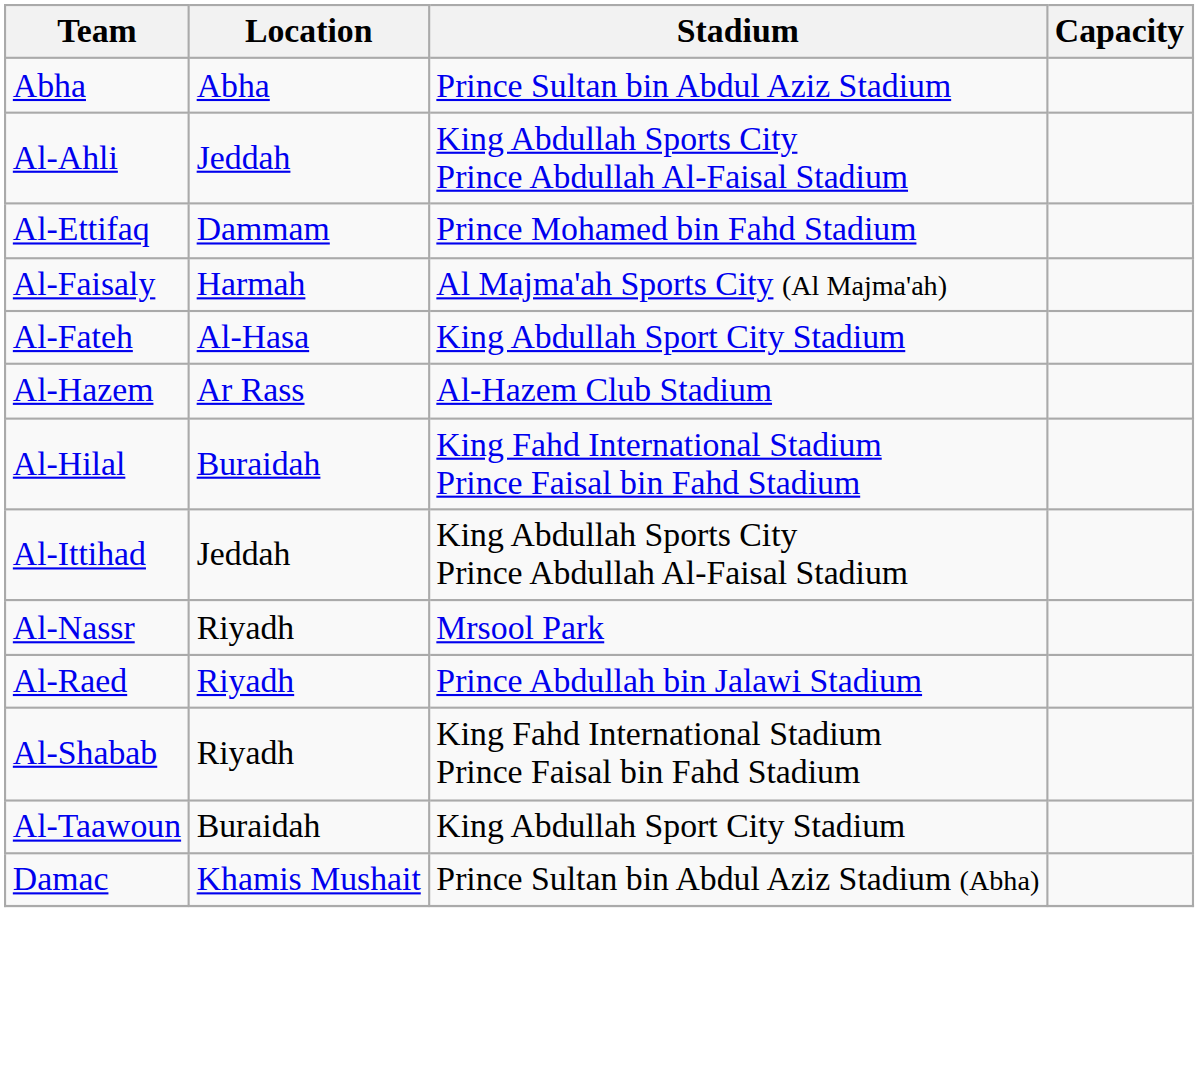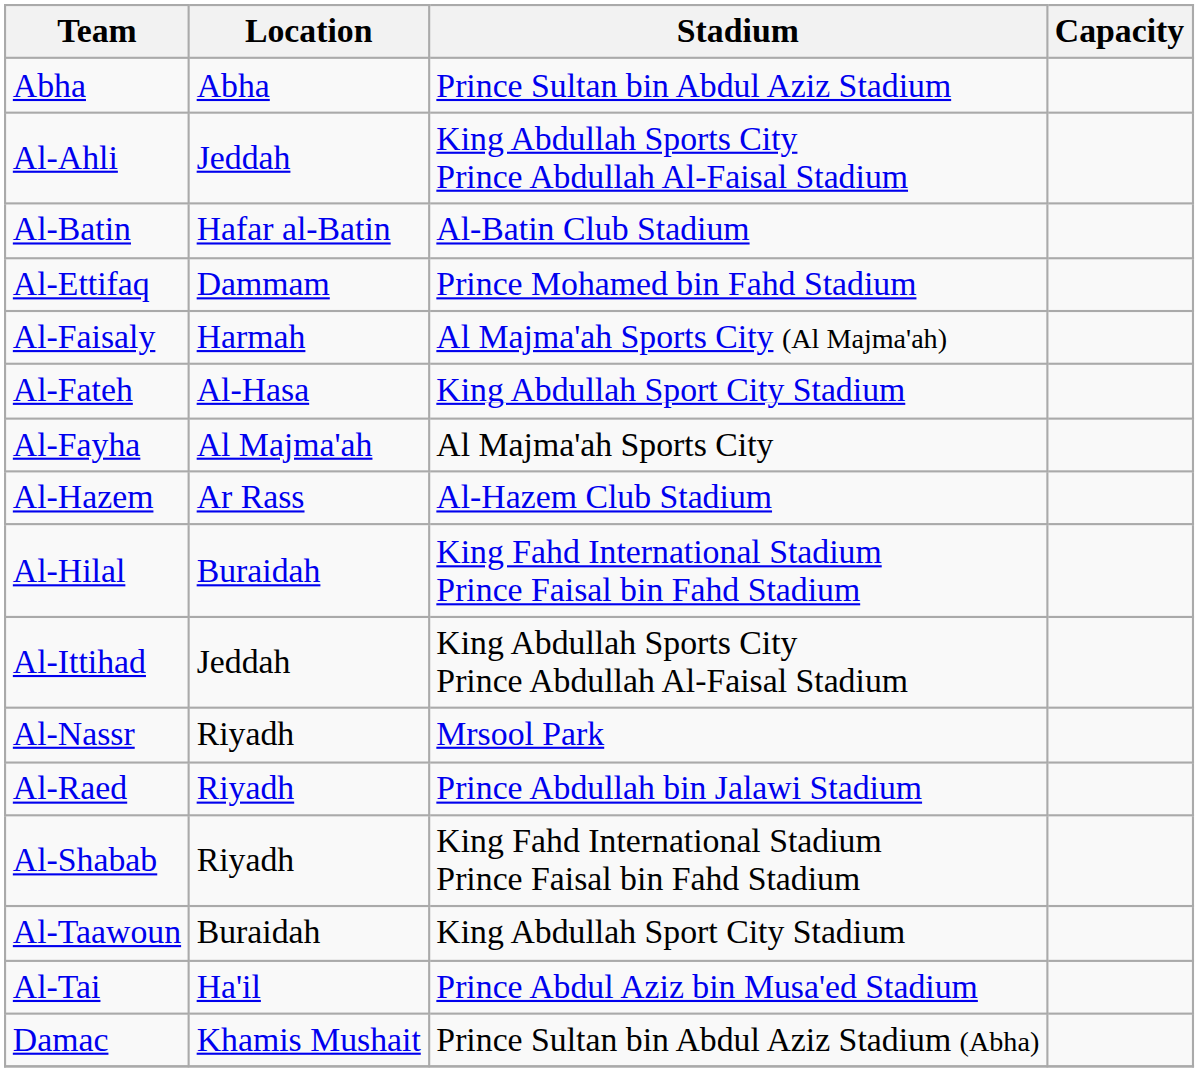+ row: (72, 229)
+ row: (77, 444)
+ row: (57, 986)
